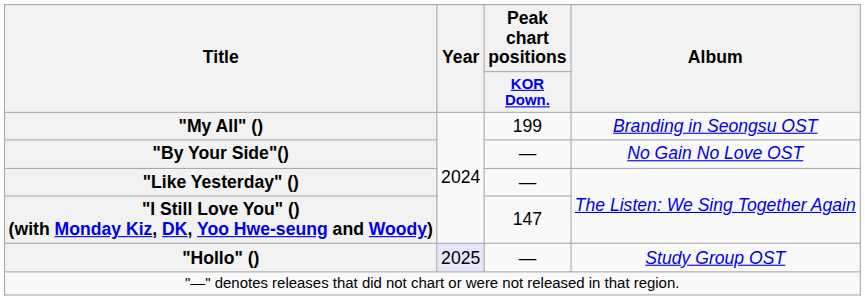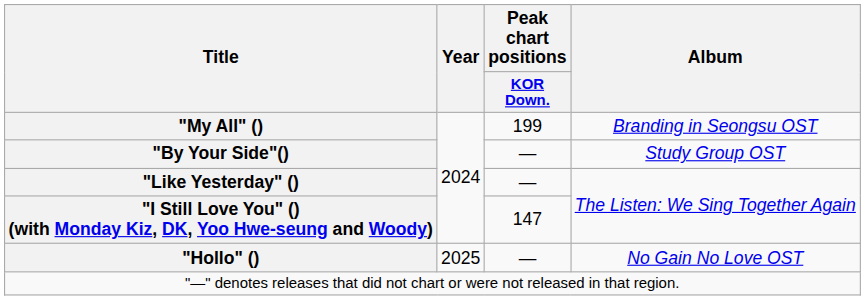(715, 153) No Gain No Love OST -> (715, 153) Study Group OST
(461, 257) lavender background -> (461, 257) no background
(715, 257) Study Group OST -> (715, 257) No Gain No Love OST
